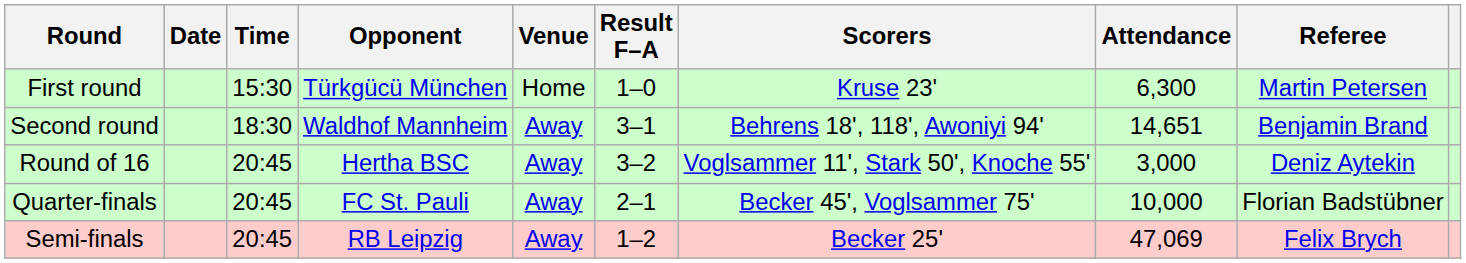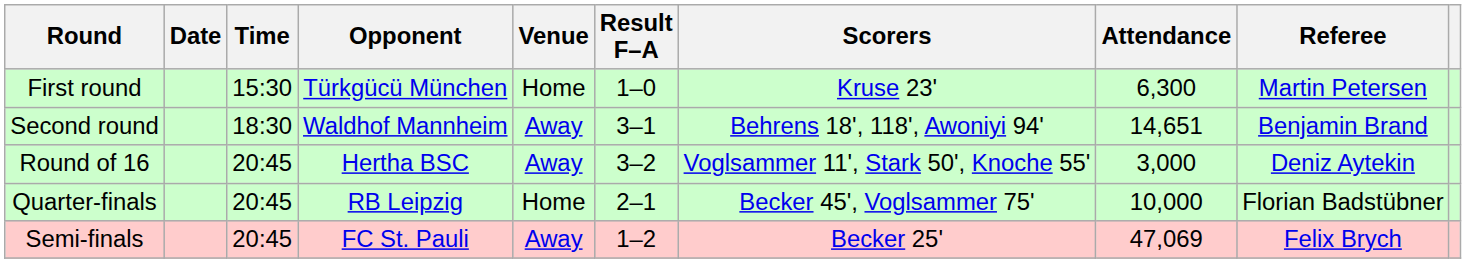(405, 201) FC St. Pauli -> (405, 201) RB Leipzig
(554, 201) Away -> (554, 201) Home
(405, 239) RB Leipzig -> (405, 239) FC St. Pauli
